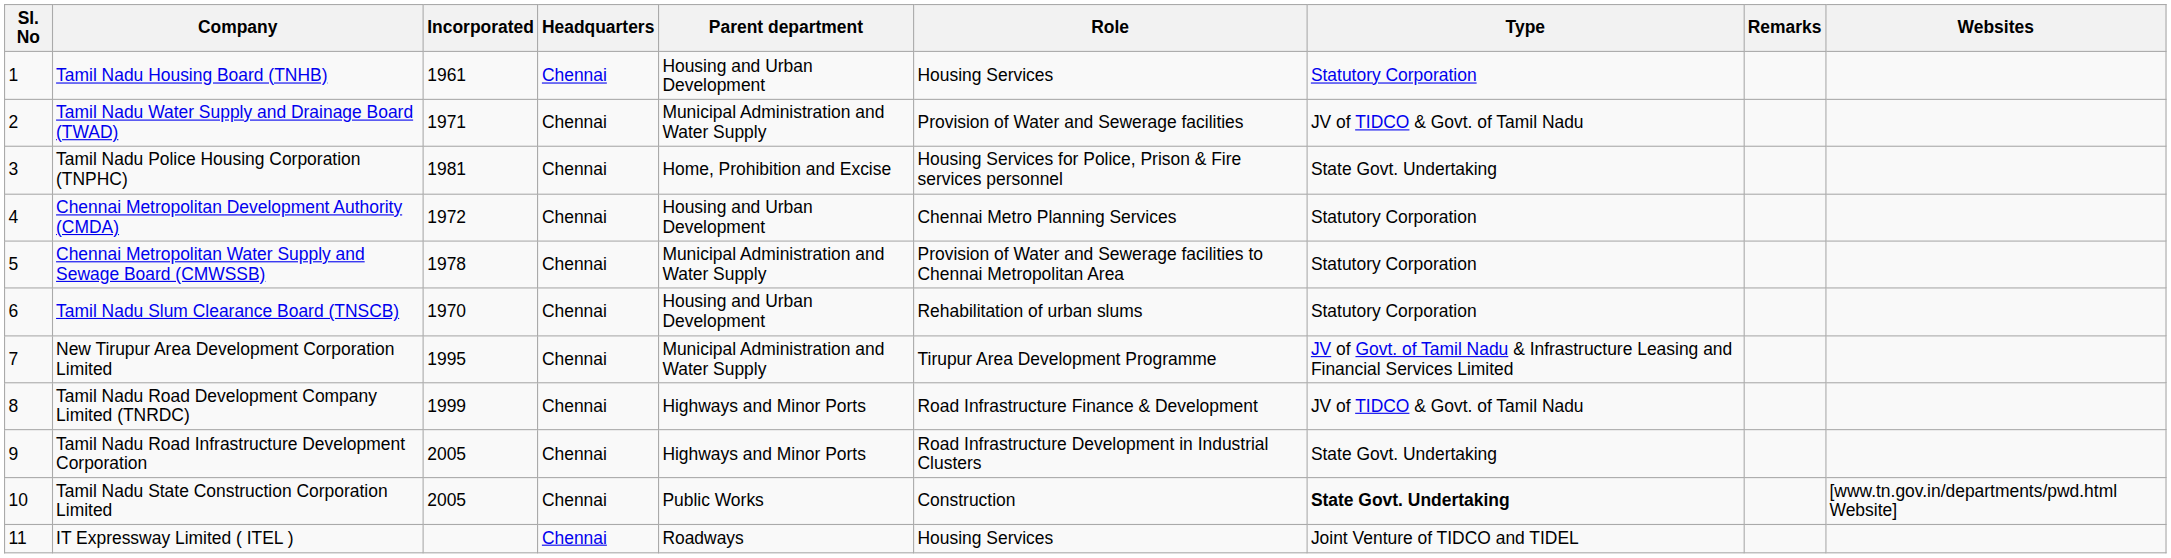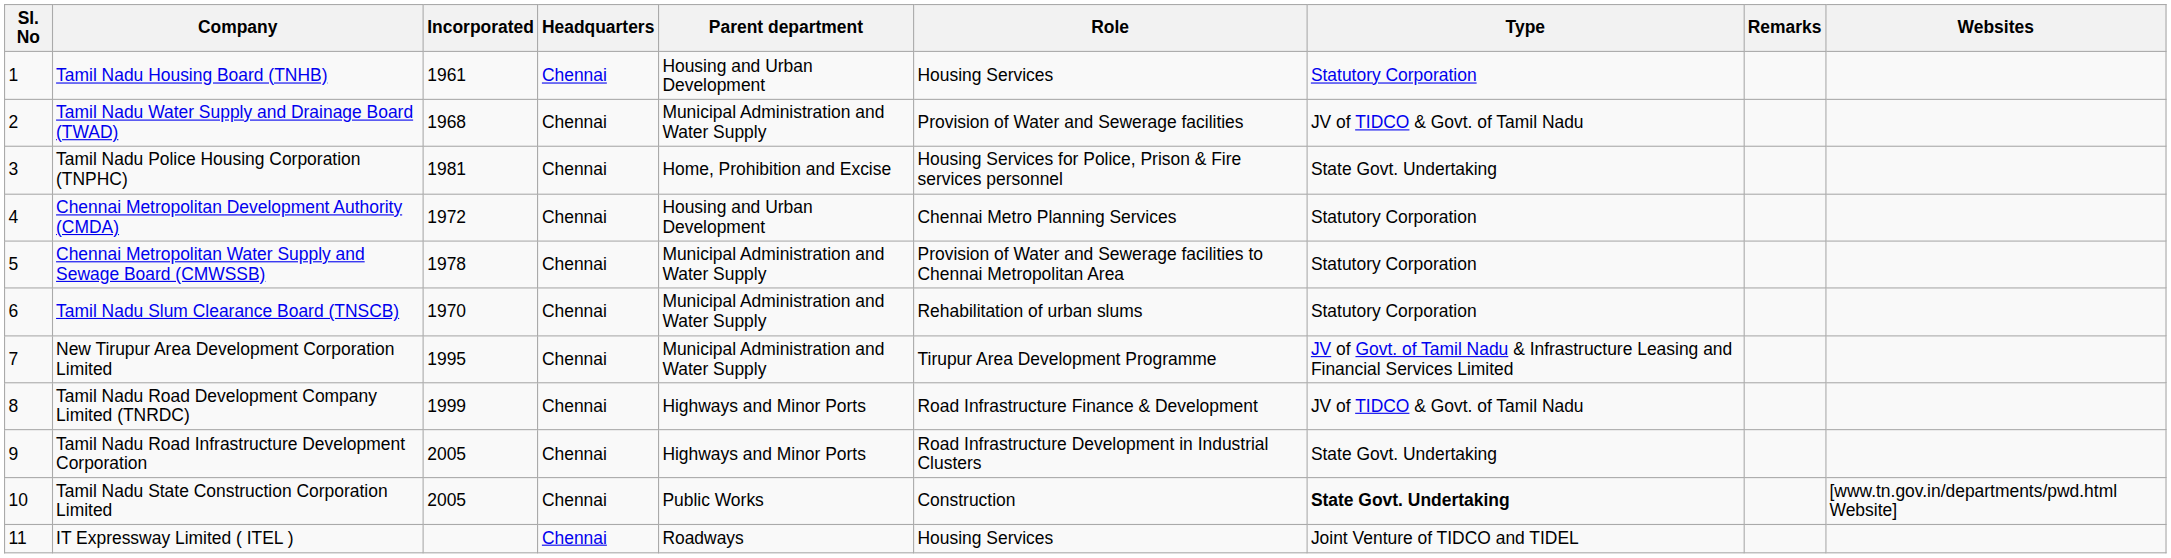(447, 122) 1971 -> (447, 122) 1968
(738, 311) Housing and Urban Development -> (773, 311) Municipal Administration and Water Supply
